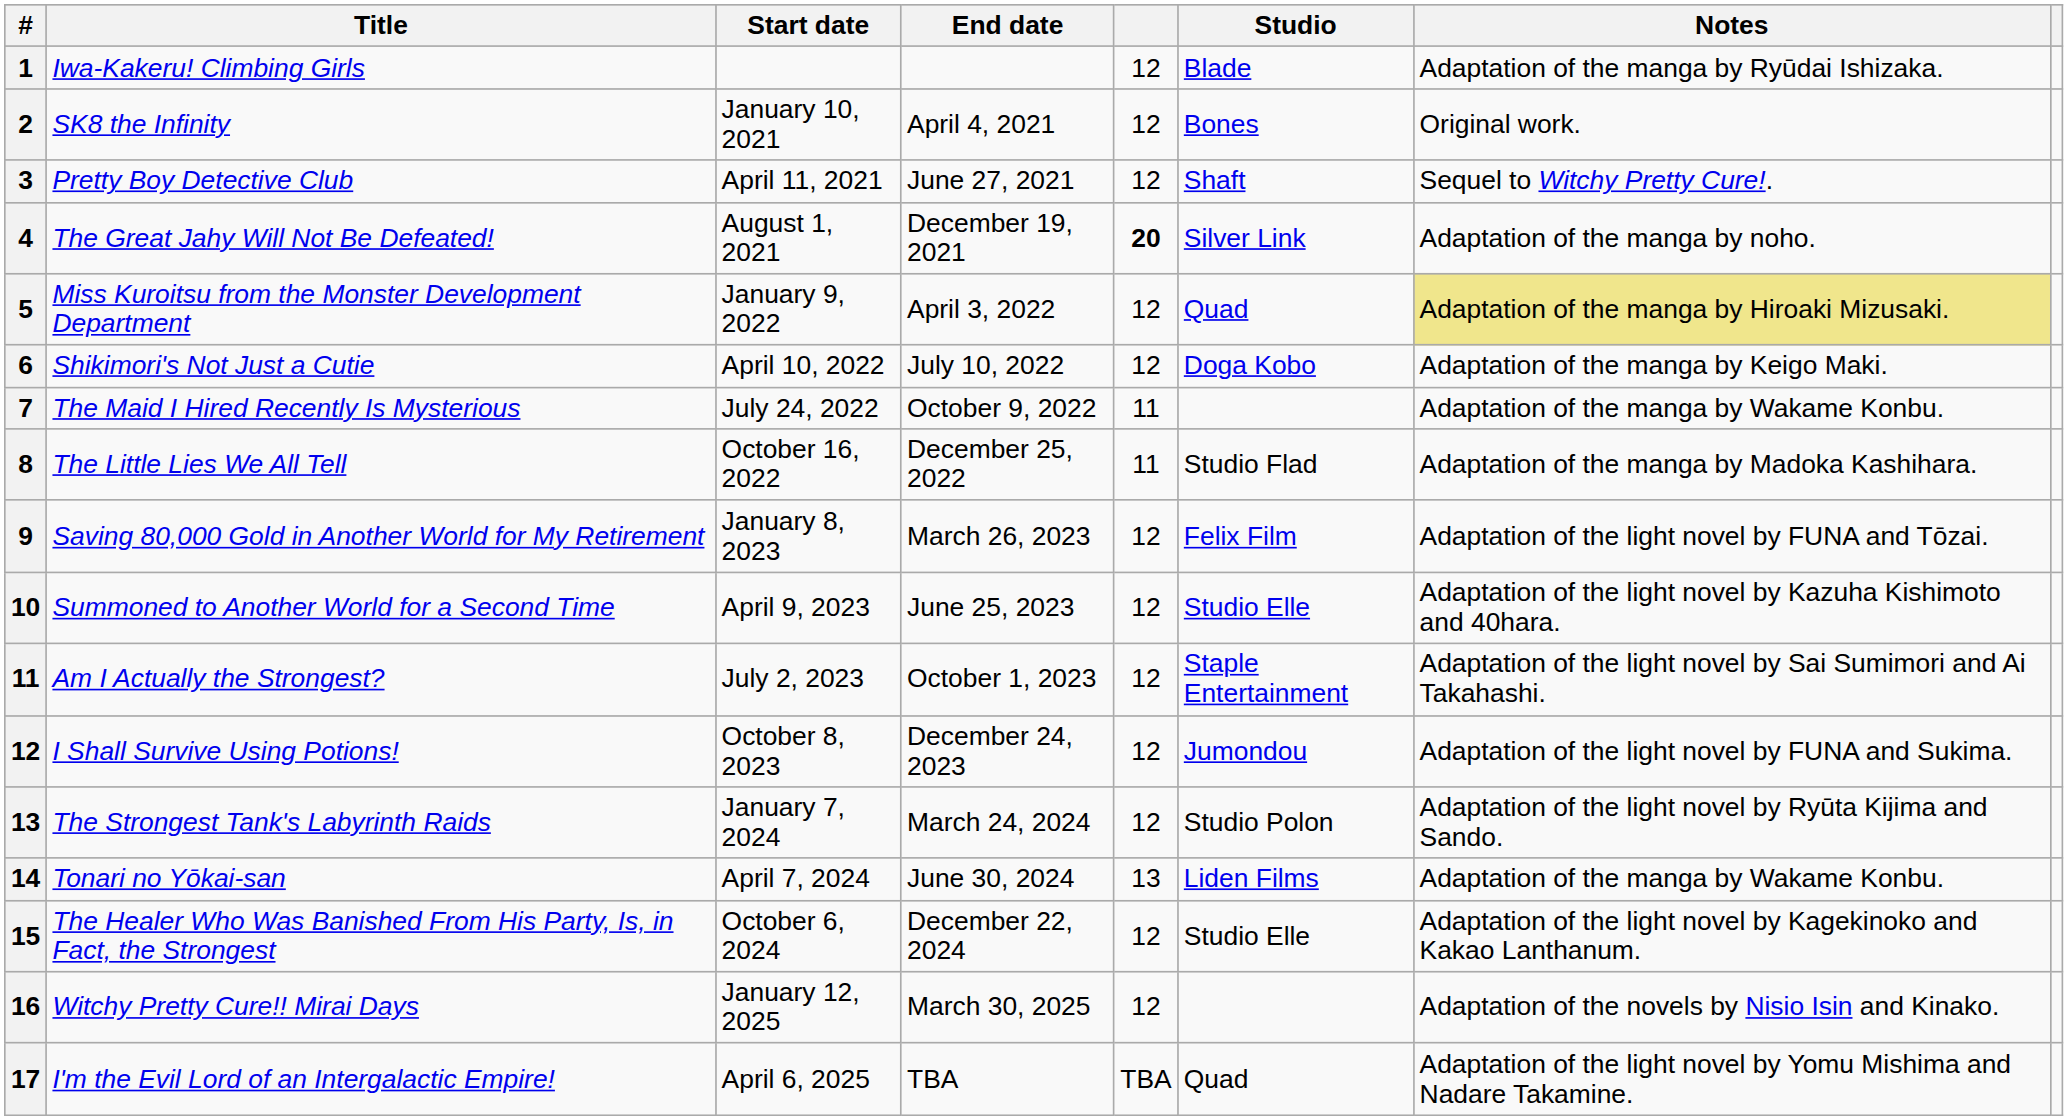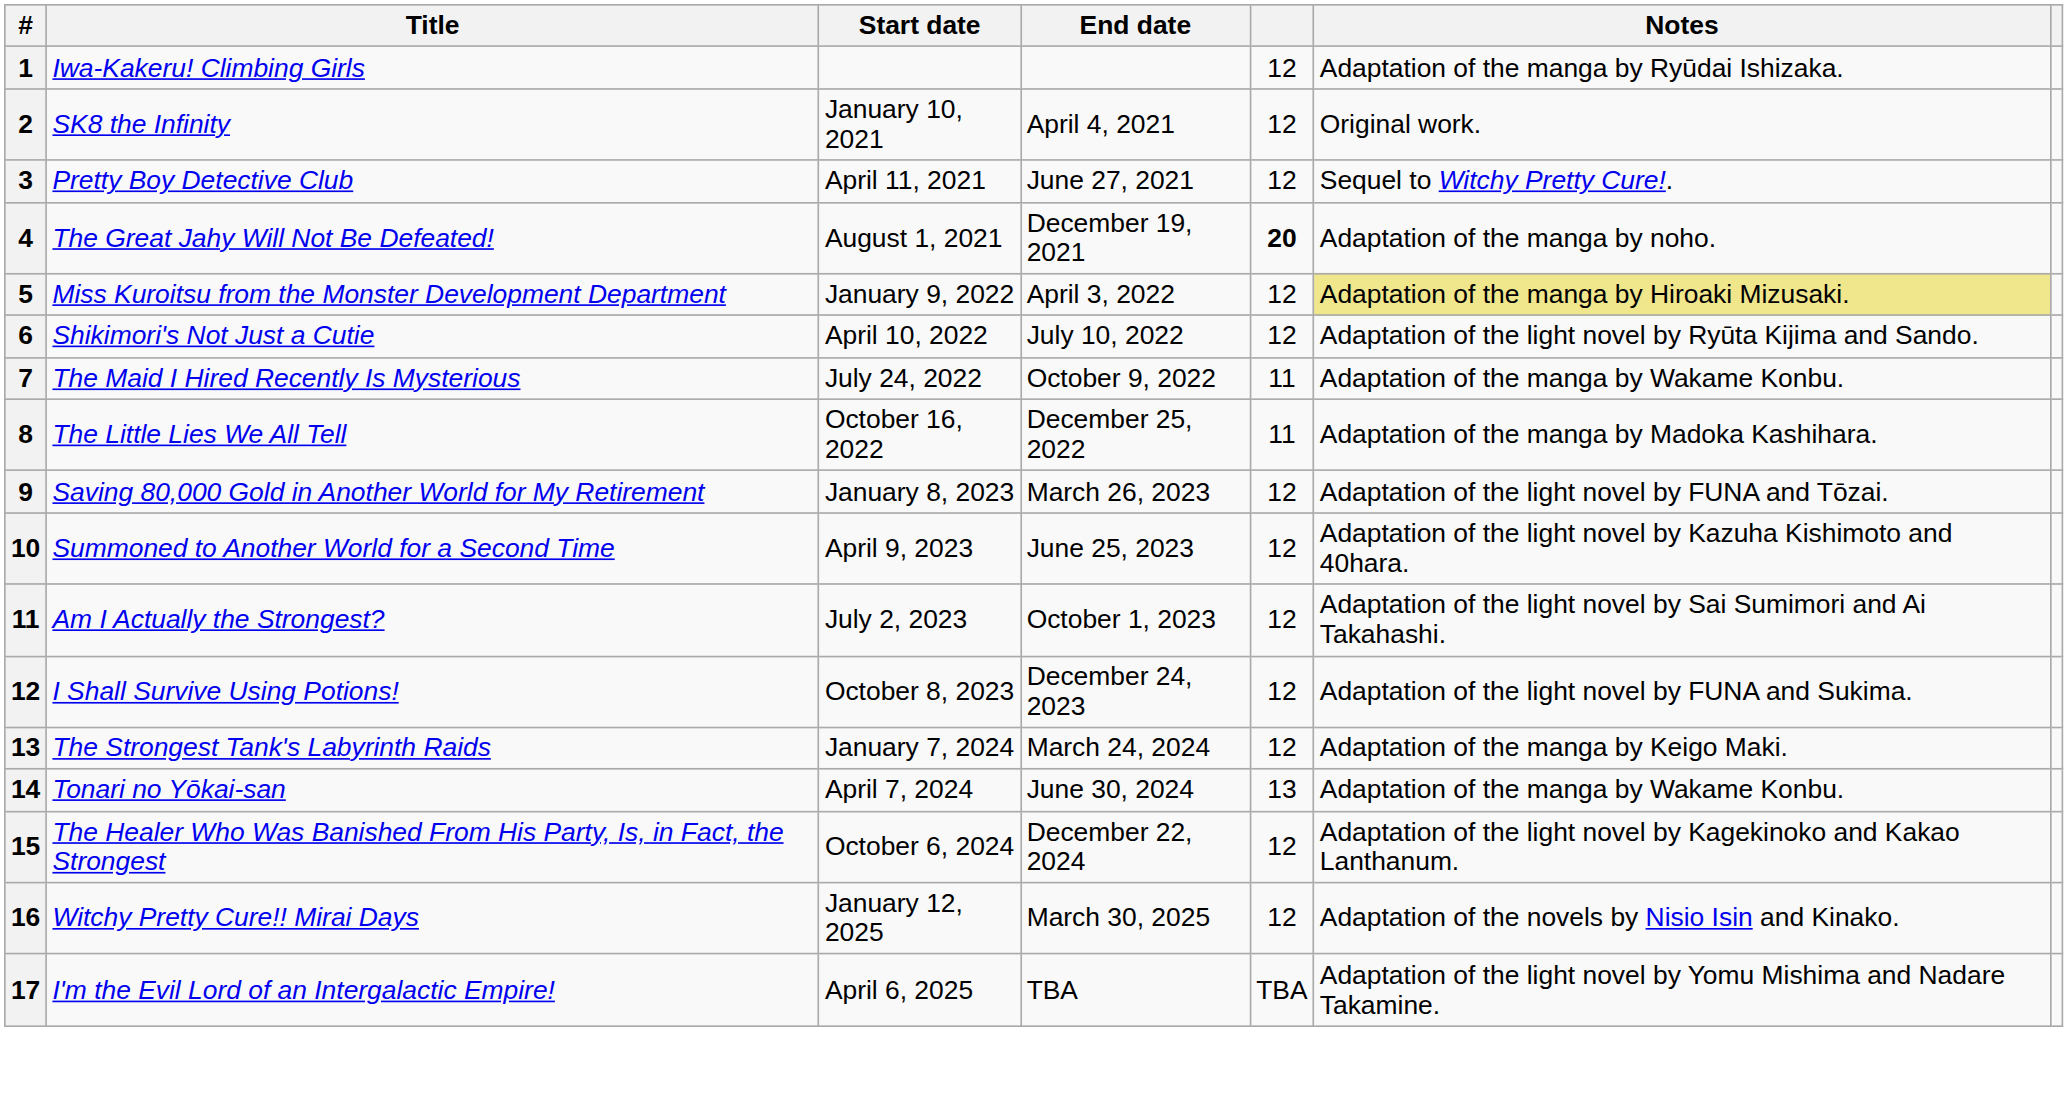- column: (1296, 25)
(1654, 365) Adaptation of the manga by Keigo Maki. -> (1649, 336) Adaptation of the light novel by Ryūta Kijima and Sando.
(1704, 822) Adaptation of the light novel by Ryūta Kijima and Sando. -> (1554, 747) Adaptation of the manga by Keigo Maki.
